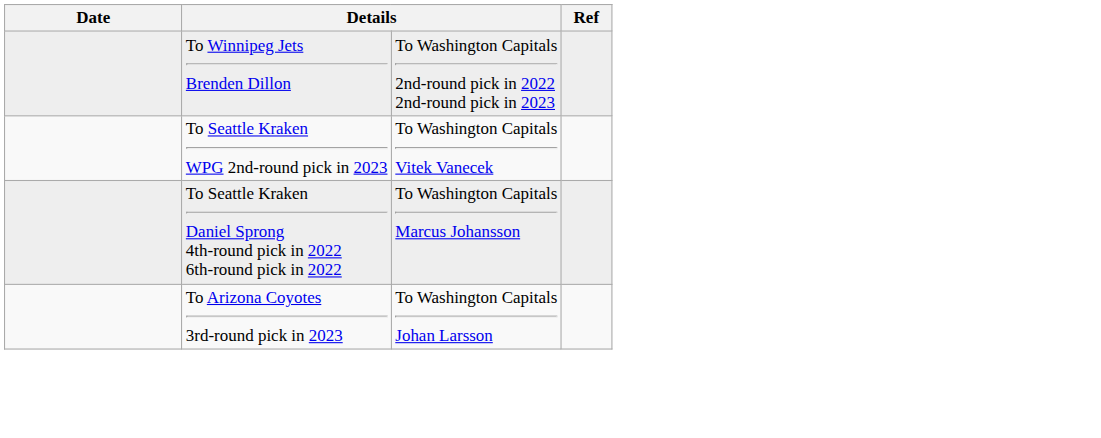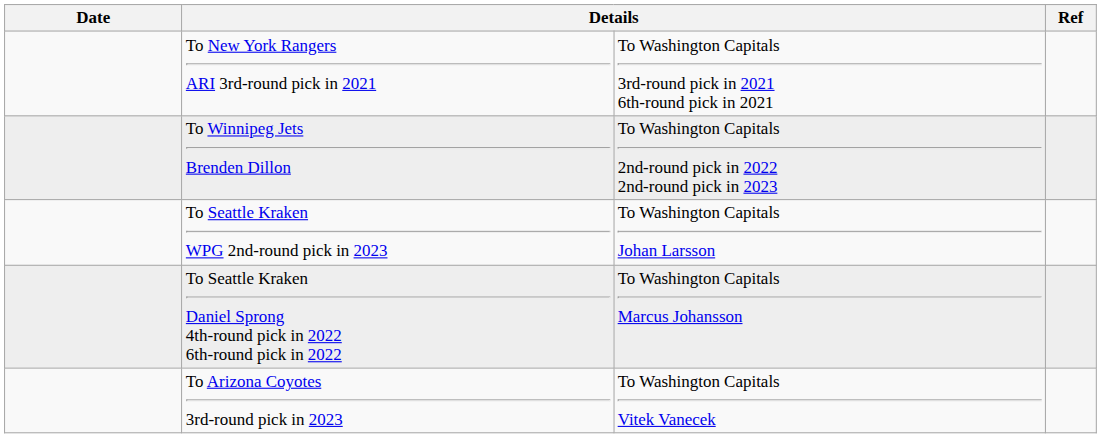+ row: (398, 63)
(476, 148) To Washington Capitals Vitek Vanecek -> (830, 232) To Washington Capitals Johan Larsson
(476, 316) To Washington Capitals Johan Larsson -> (830, 400) To Washington Capitals Vitek Vanecek
